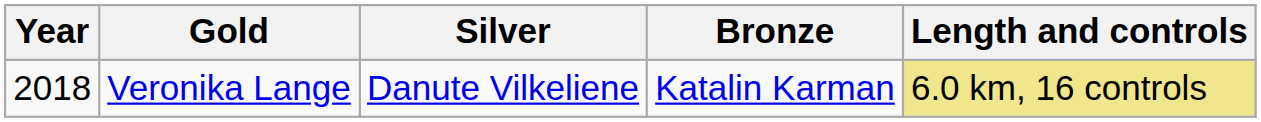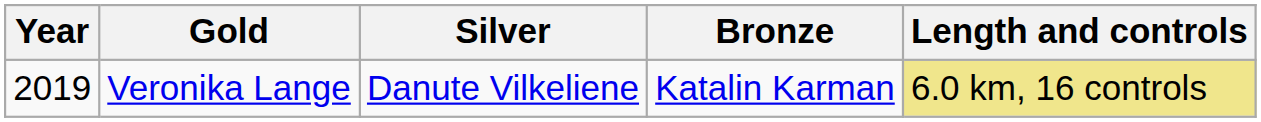(52, 87) 2018 -> (52, 87) 2019
